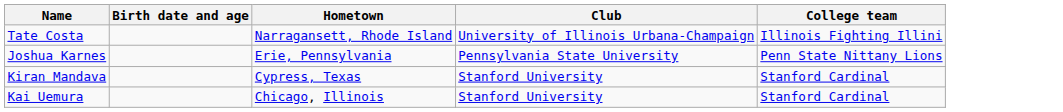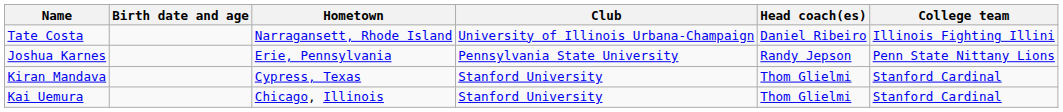+ column: (813, 15)
